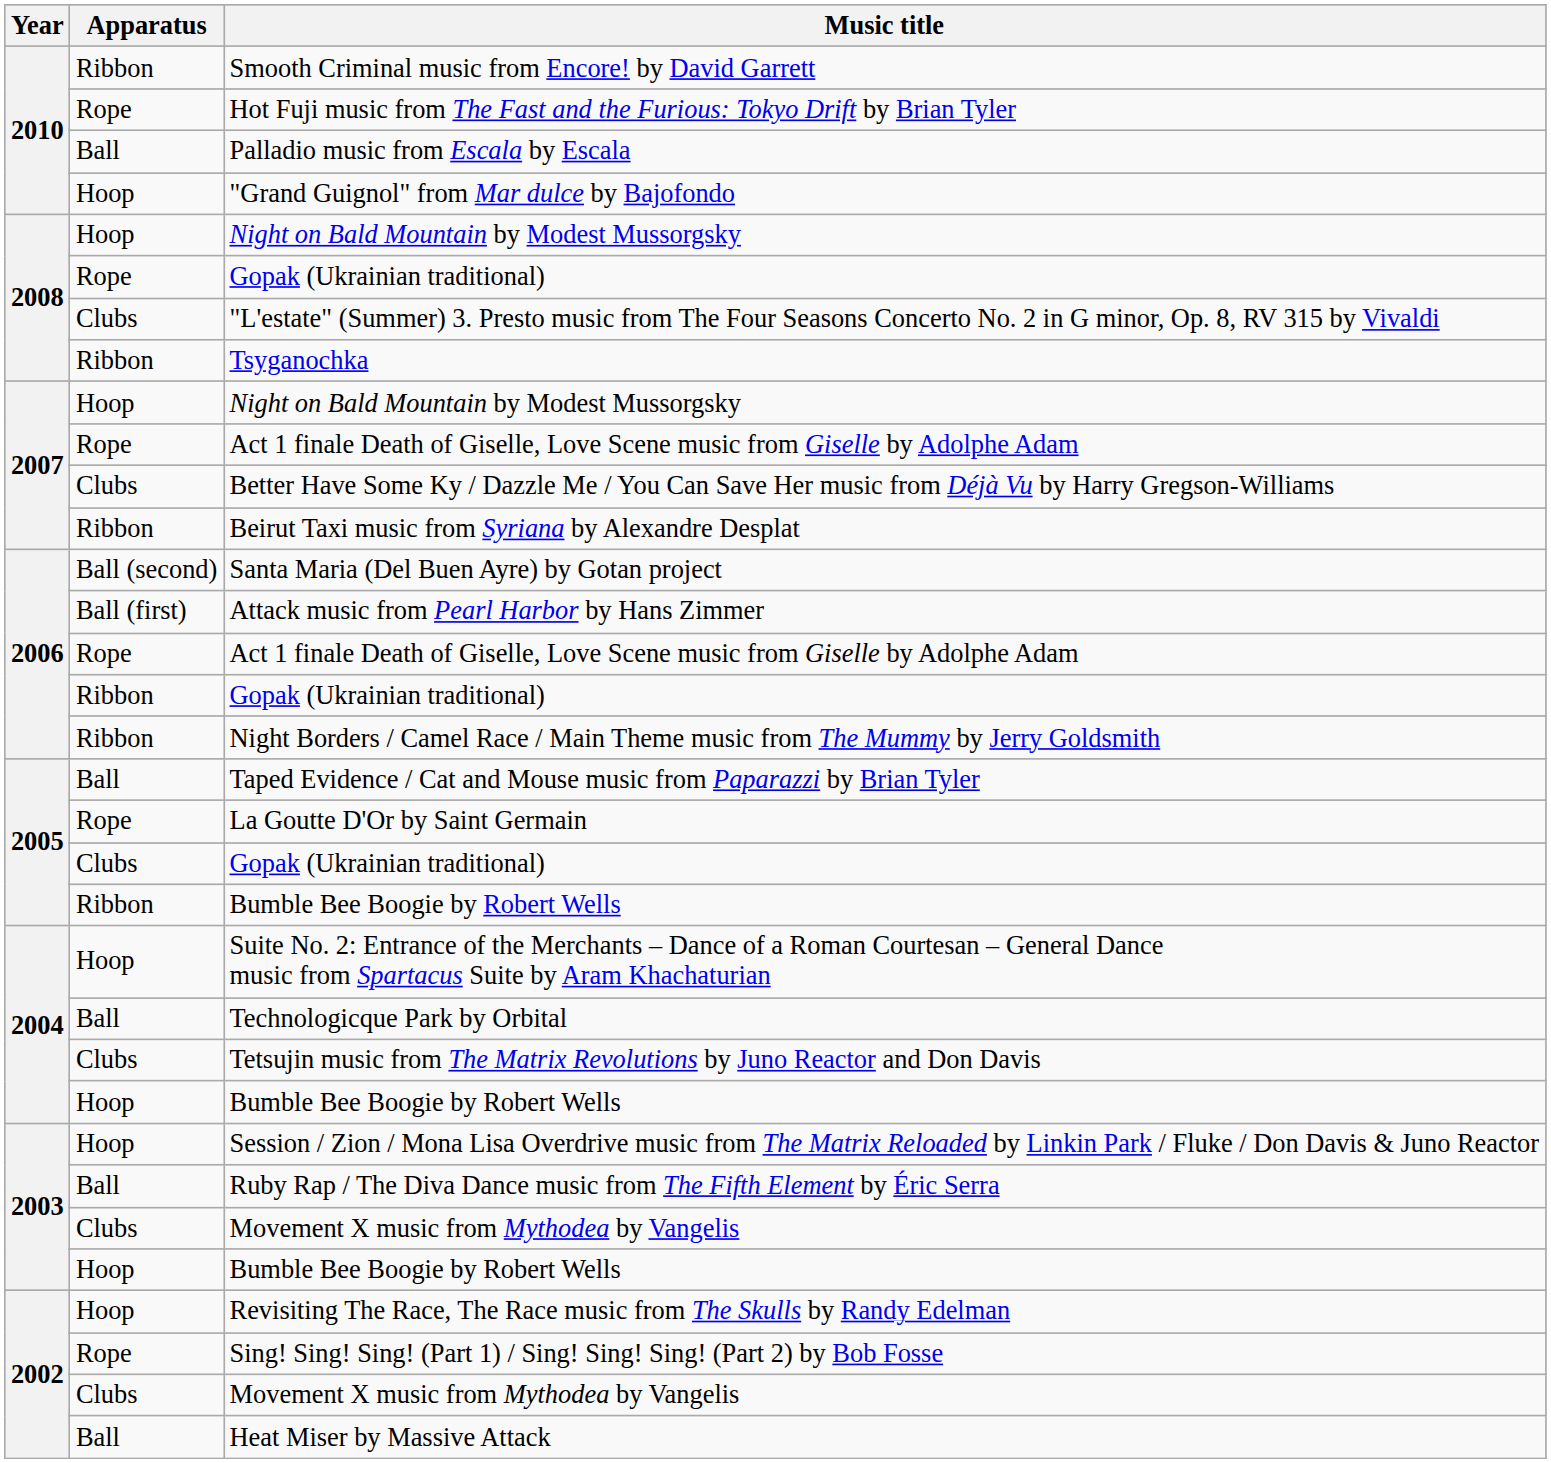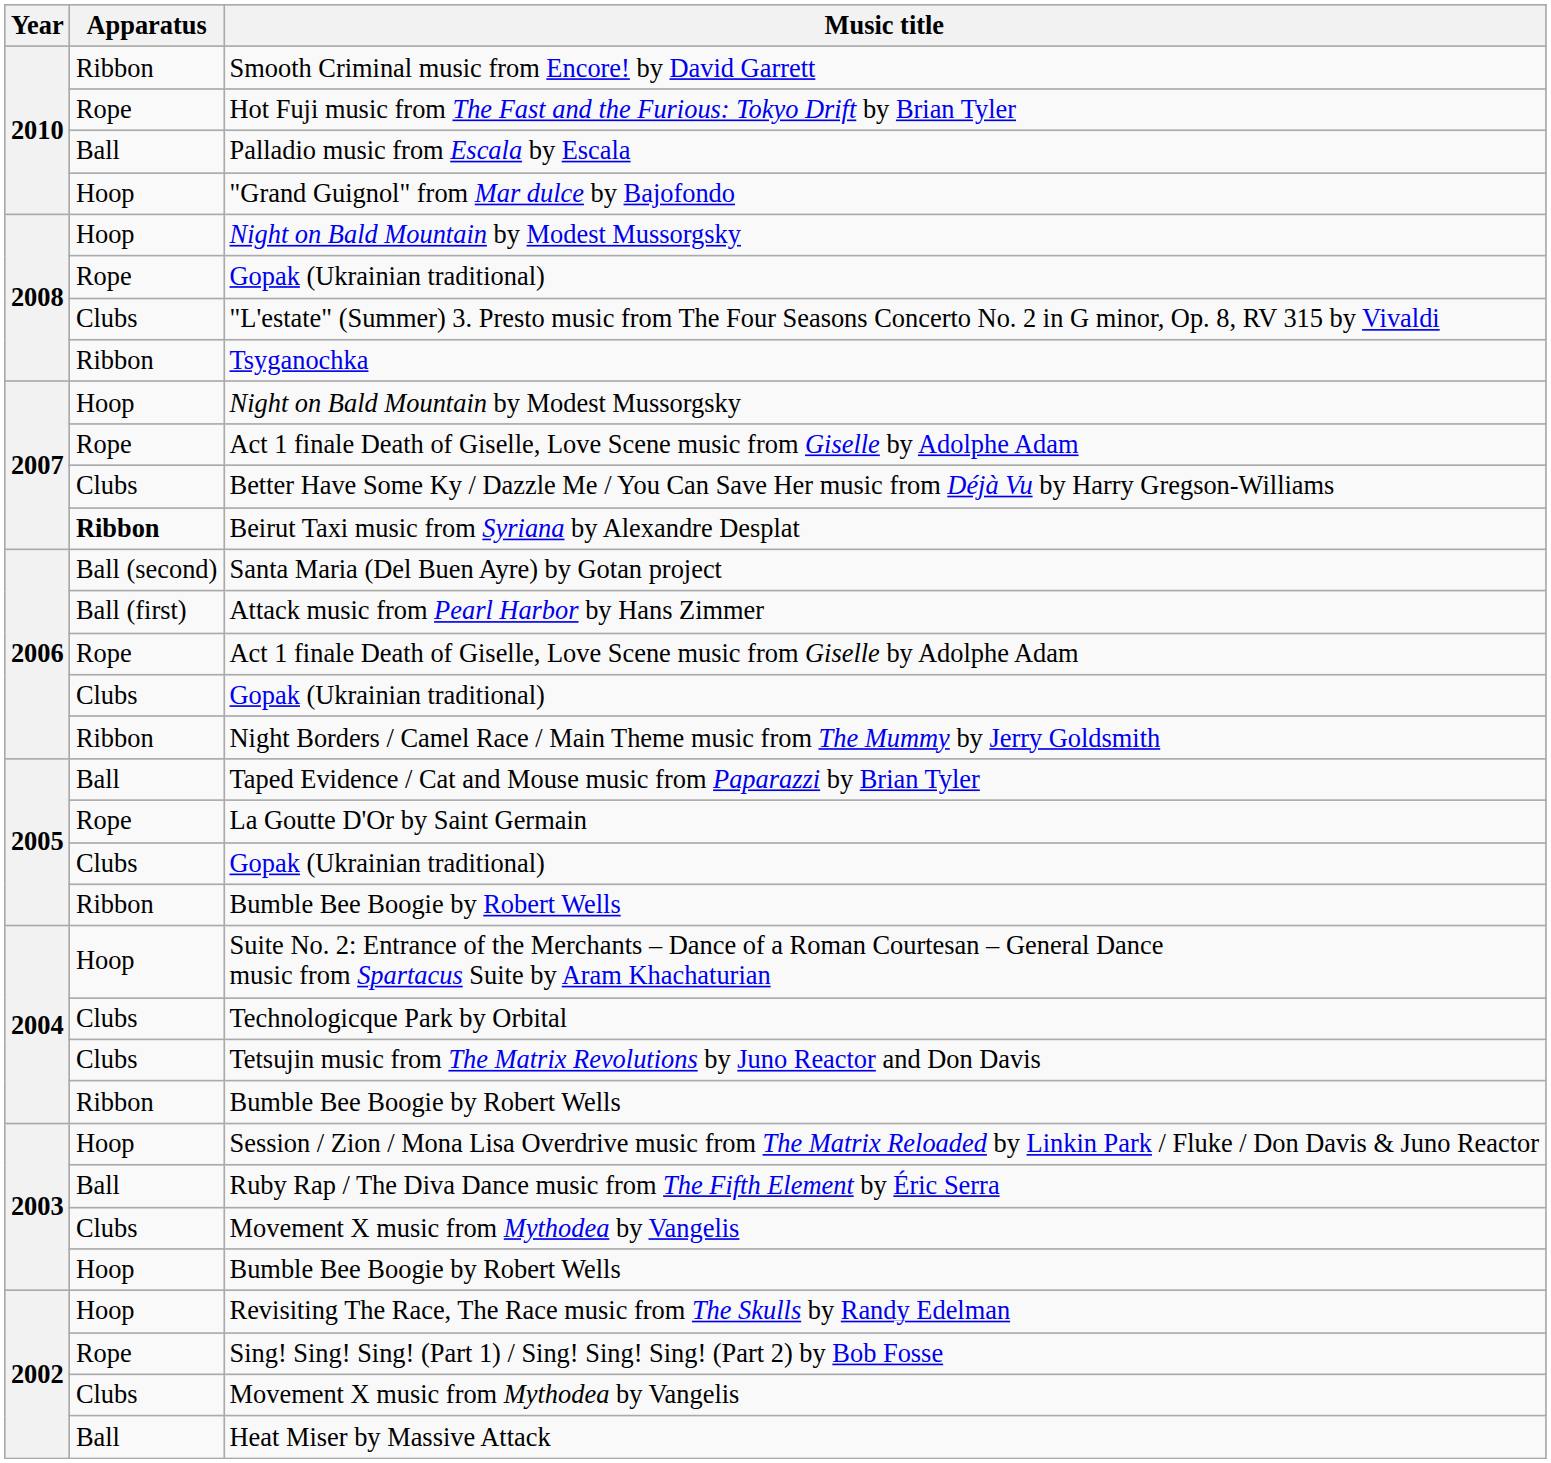(115, 527) normal -> (118, 527) bold
(115, 695) Ribbon -> (107, 695) Clubs
(98, 1018) Ball -> (107, 1018) Clubs
(105, 1101) Hoop -> (115, 1101) Ribbon
